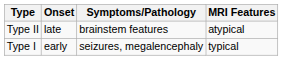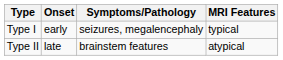rows swapped: (21, 47) <-> (23, 30)
